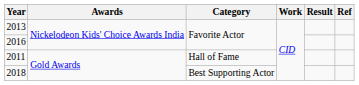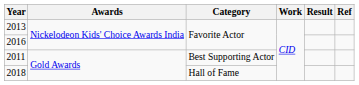(214, 57) Hall of Fame -> (231, 57) Best Supporting Actor
(231, 73) Best Supporting Actor -> (214, 73) Hall of Fame
